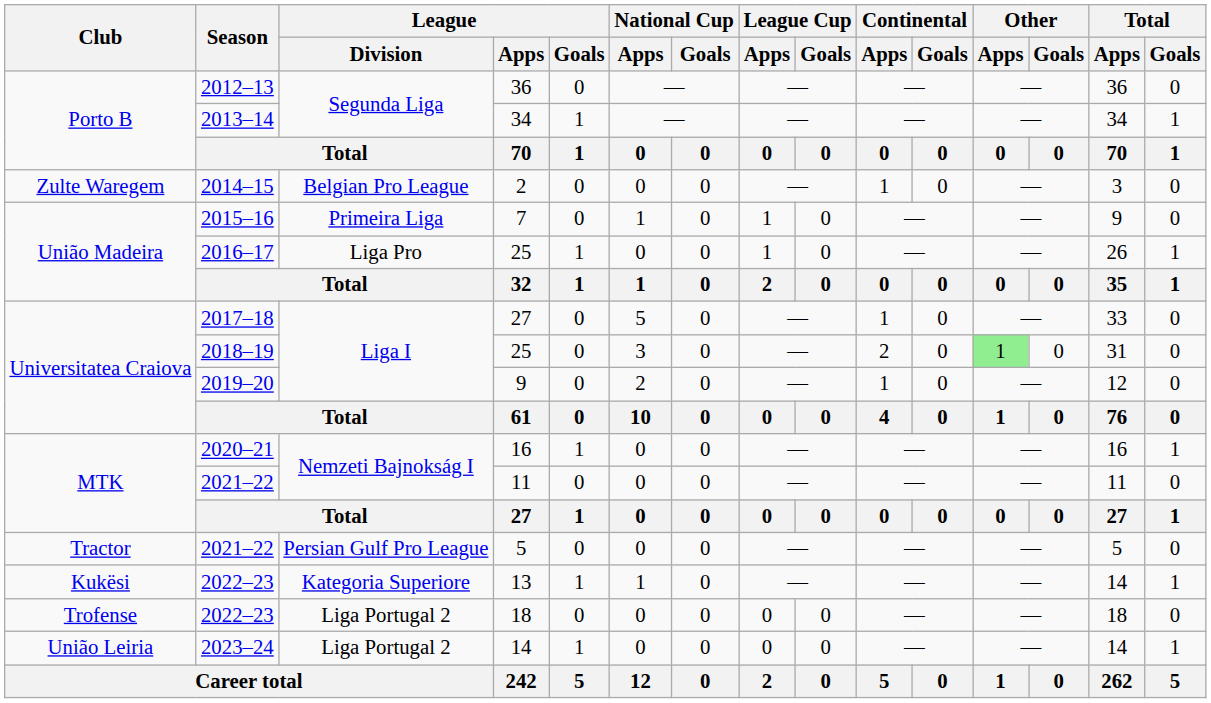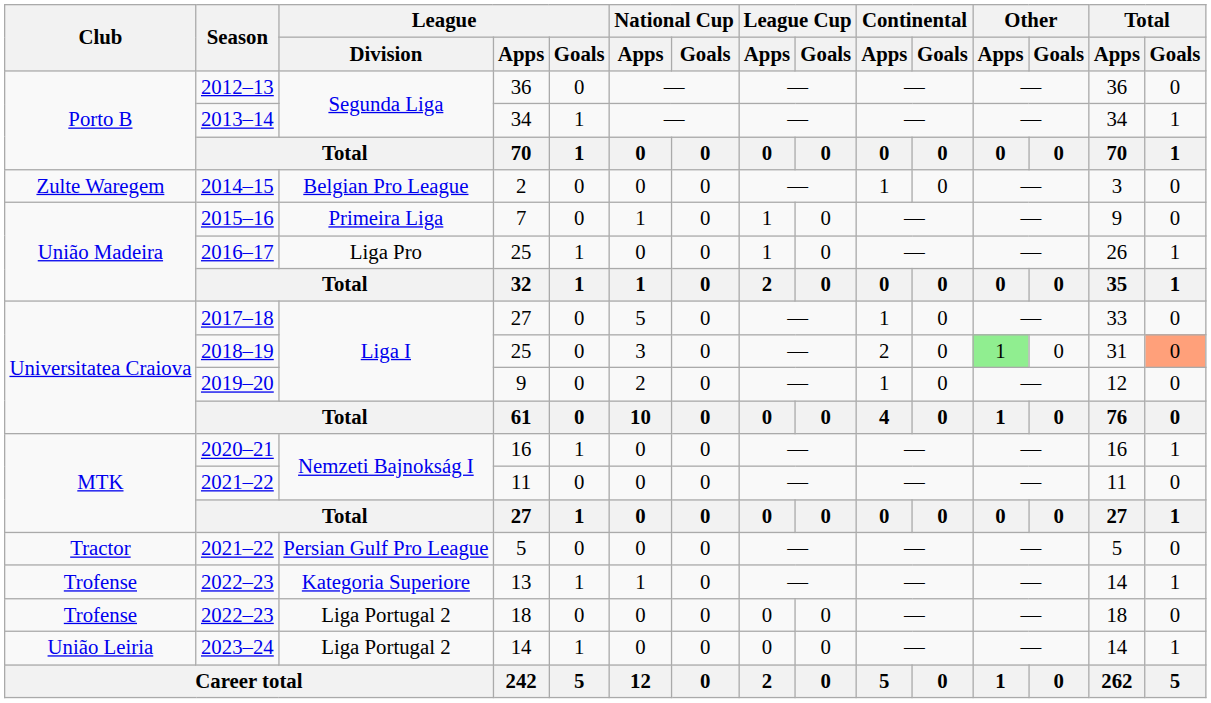(1175, 350) no background -> (1175, 350) lightsalmon background
(100, 581) Kukësi -> (100, 581) Trofense
